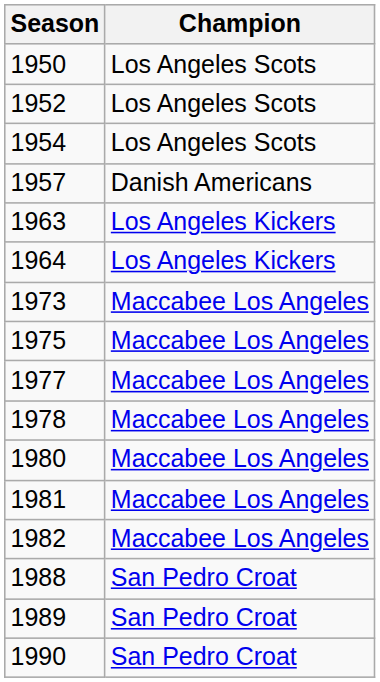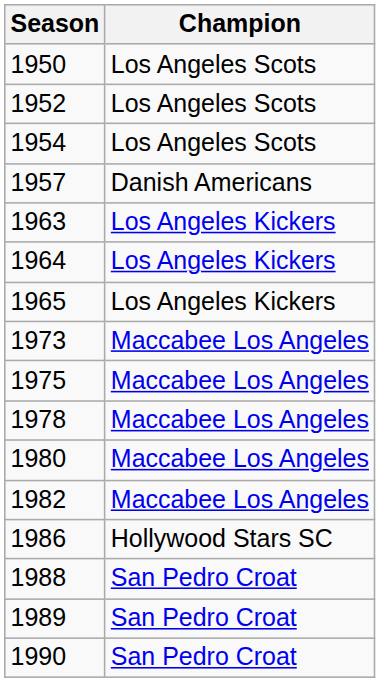+ row: (38, 301)
- row: (38, 380)
- row: (38, 499)
+ row: (38, 538)
